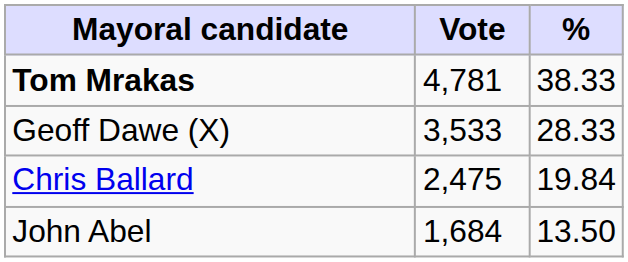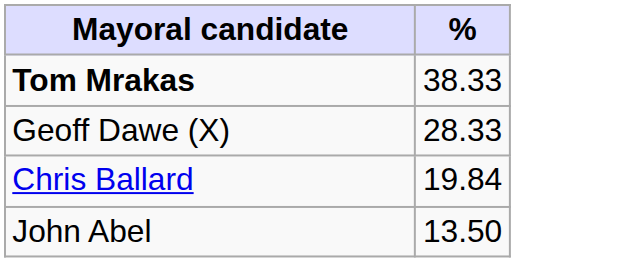- column: (472, 29)
